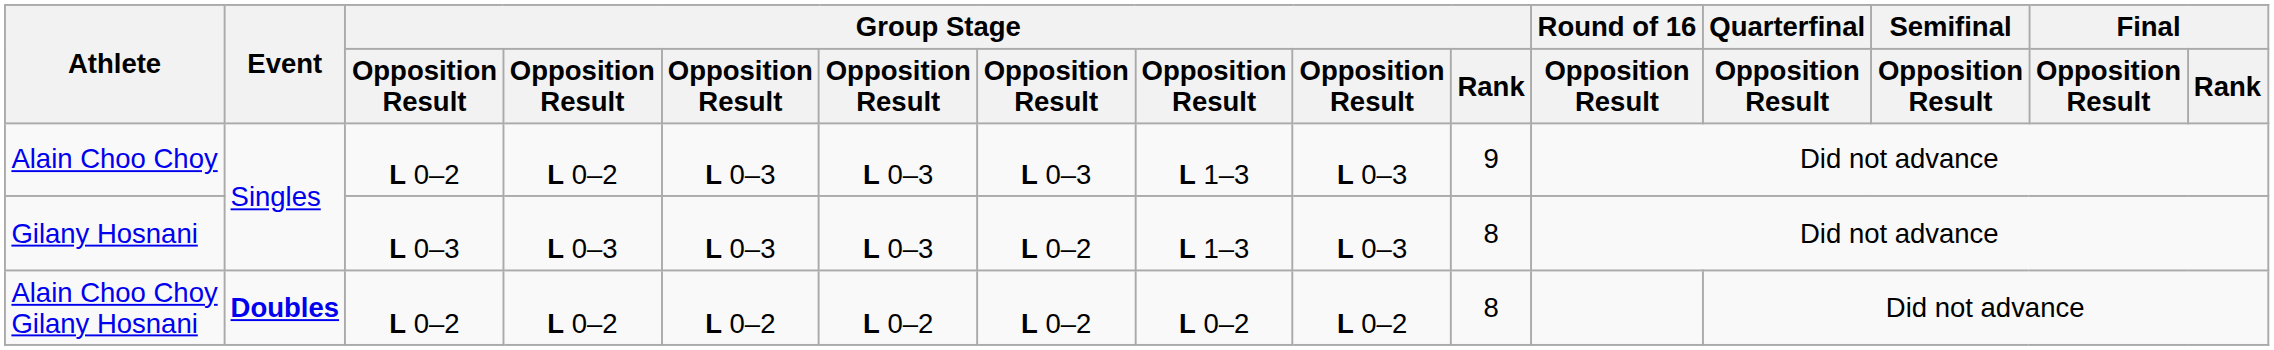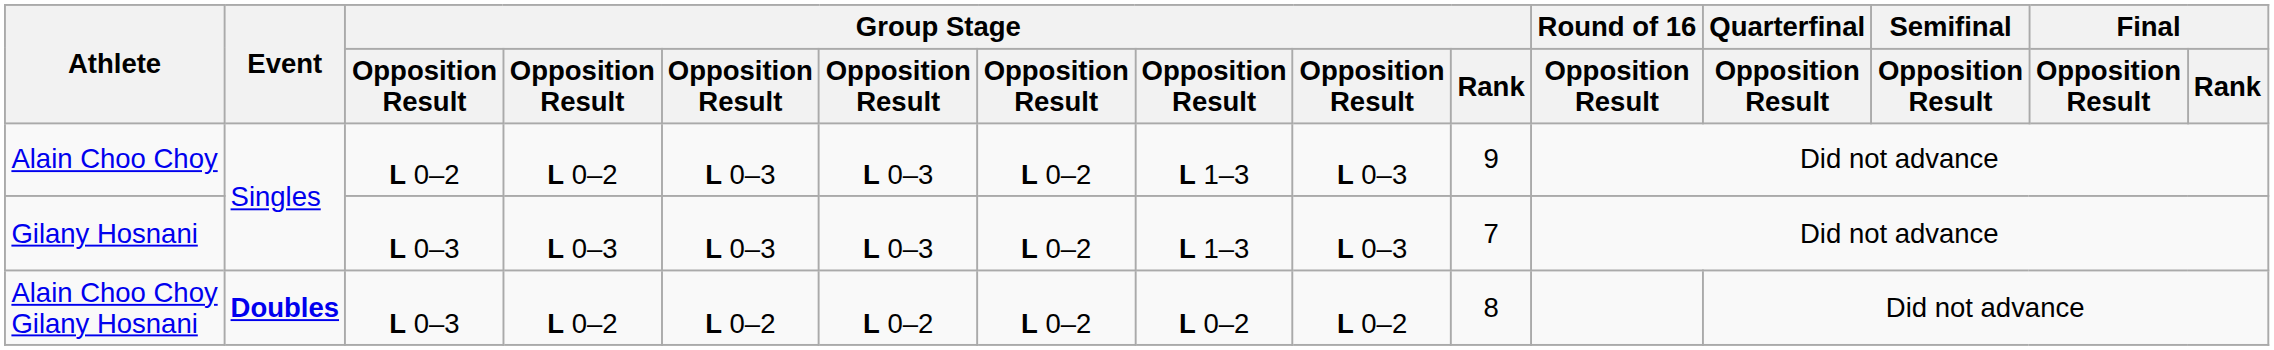(1056, 175) L 0–3 -> (1056, 175) L 0–2
(1491, 234) 8 -> (1491, 234) 7
(424, 323) L 0–2 -> (424, 323) L 0–3
